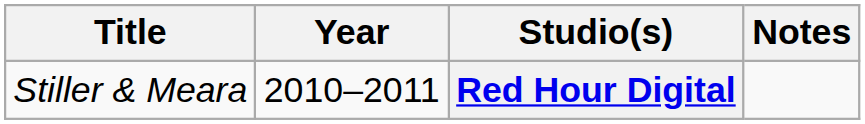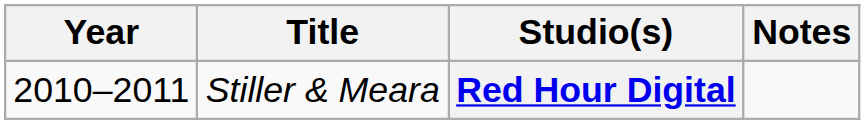columns swapped: (352, 32) <-> (130, 32)
